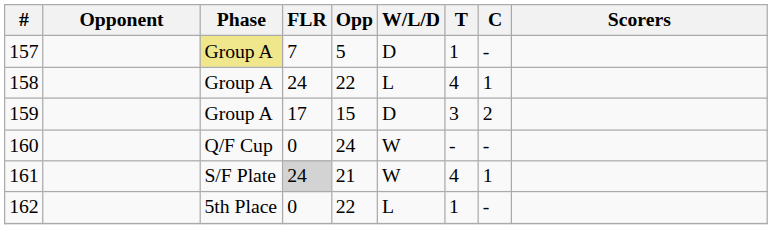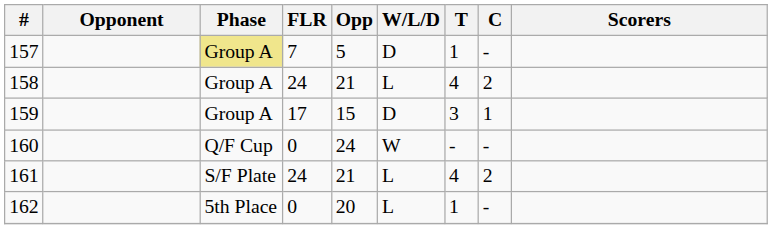(346, 82) 22 -> (346, 82) 21
(488, 82) 1 -> (488, 82) 2
(488, 113) 2 -> (488, 113) 1
(297, 176) lightgrey background -> (297, 176) no background
(391, 176) W -> (388, 176) L
(488, 176) 1 -> (488, 176) 2
(346, 207) 22 -> (346, 207) 20
